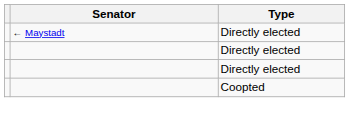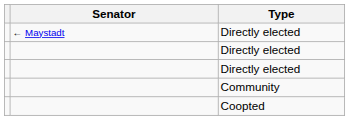+ row: (114, 88)
